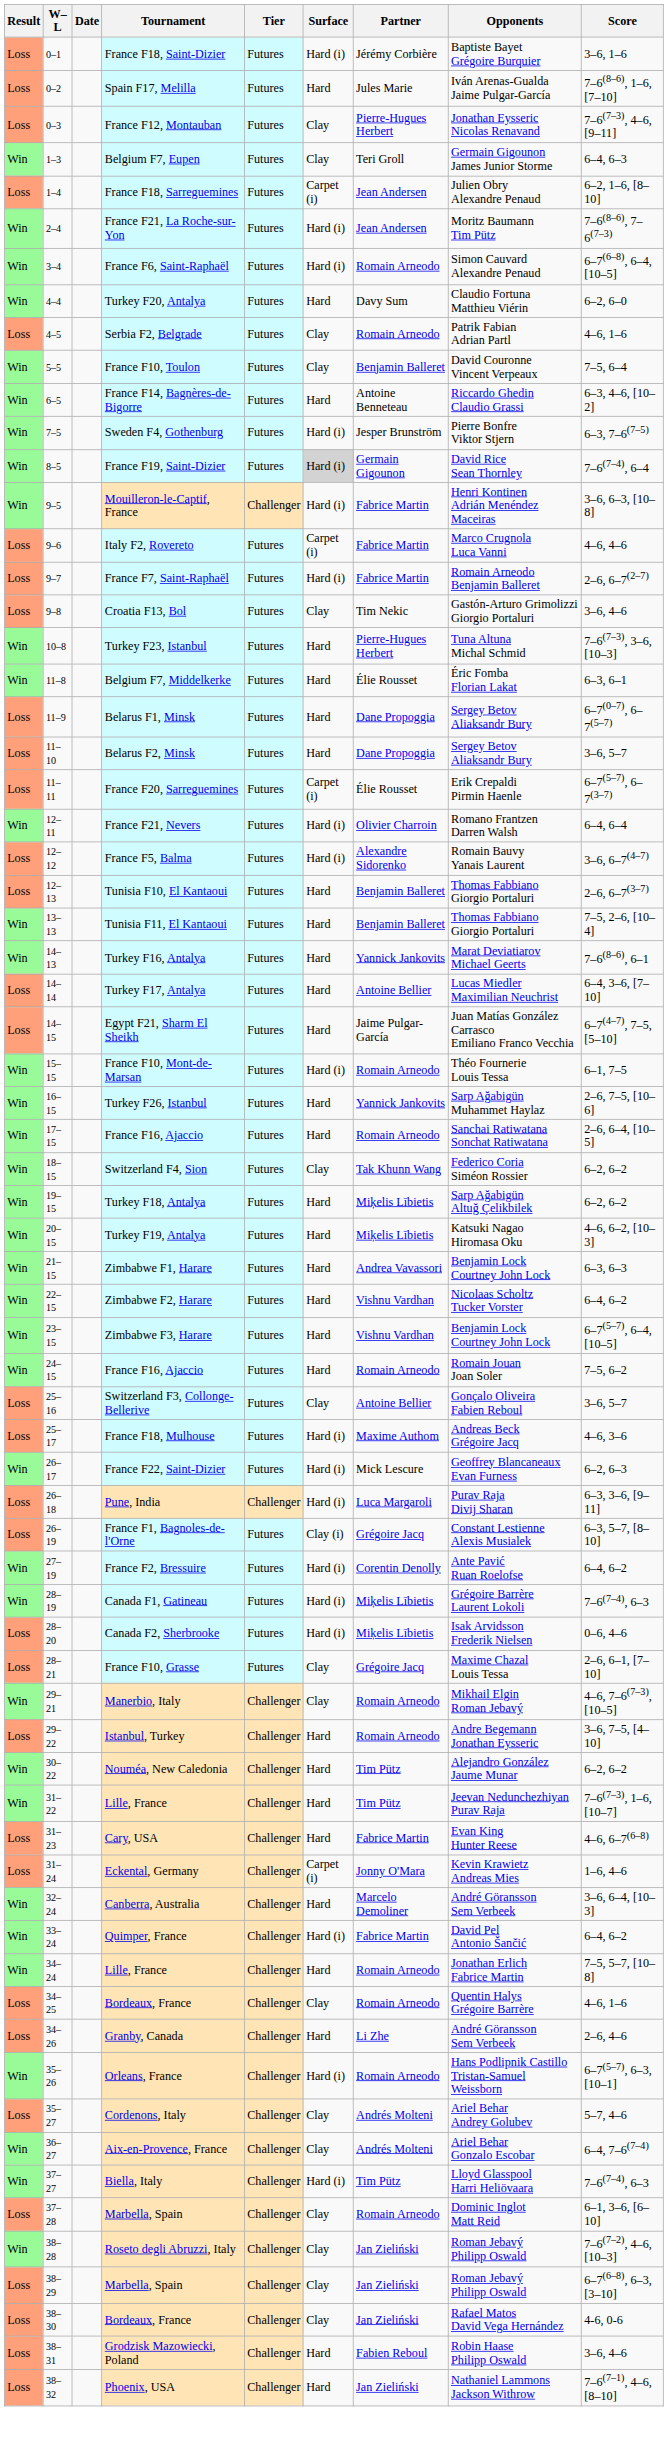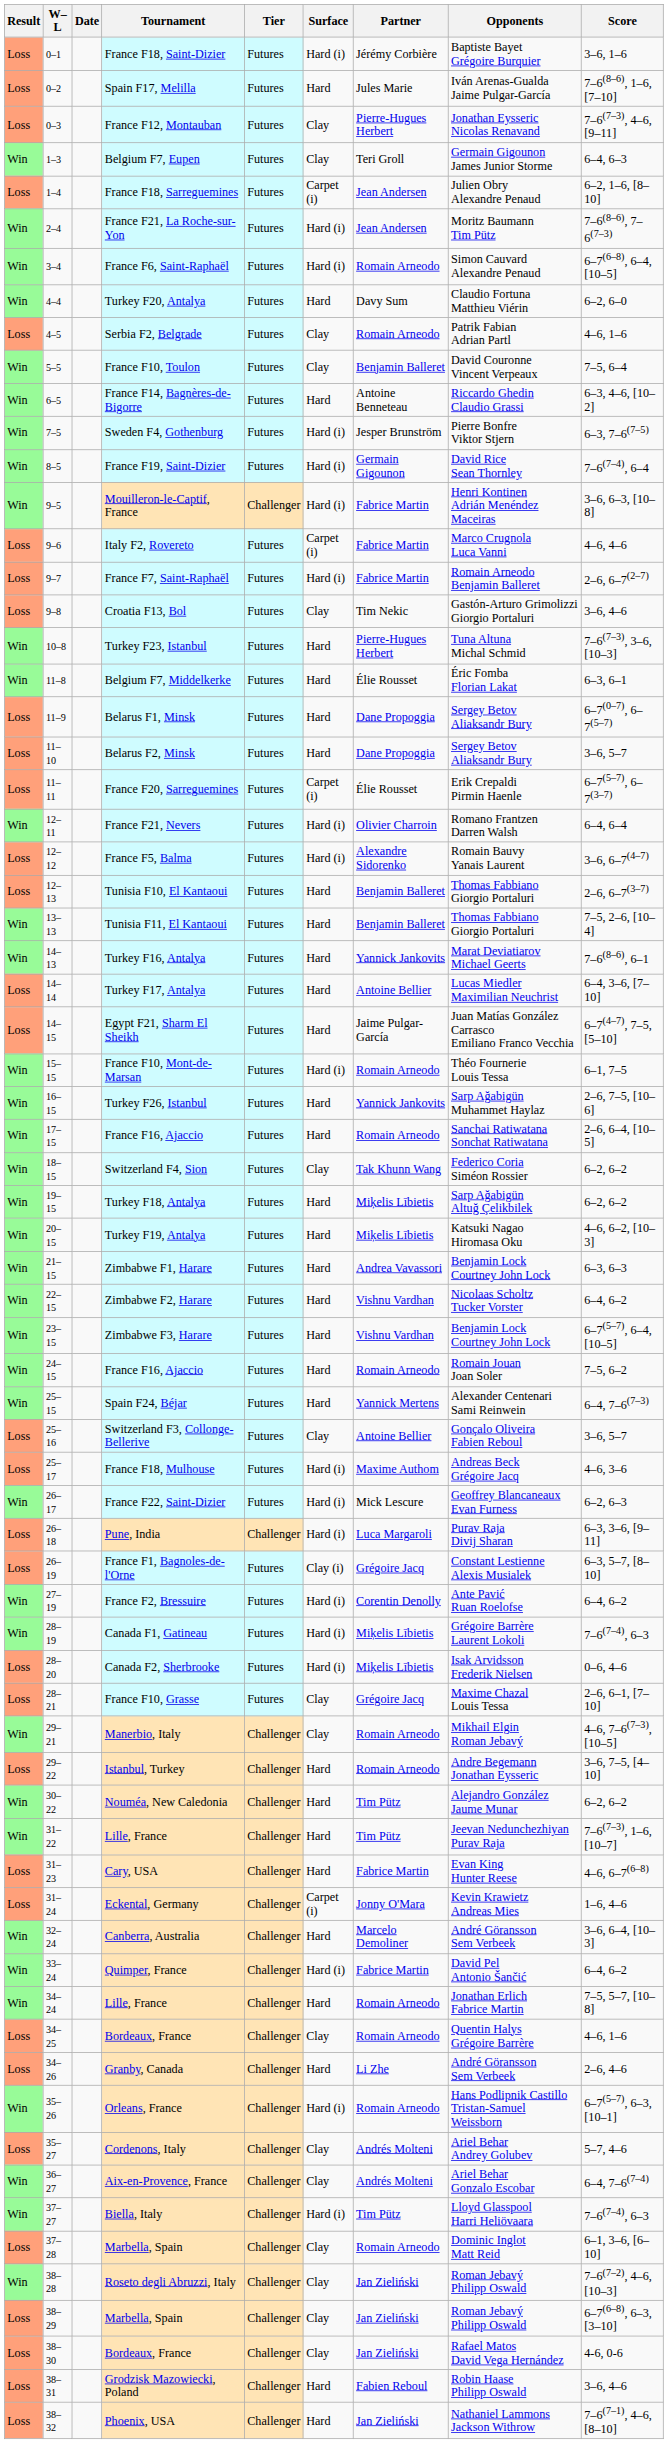(326, 465) lightgrey background -> (326, 465) no background
+ row: (53, 1403)
